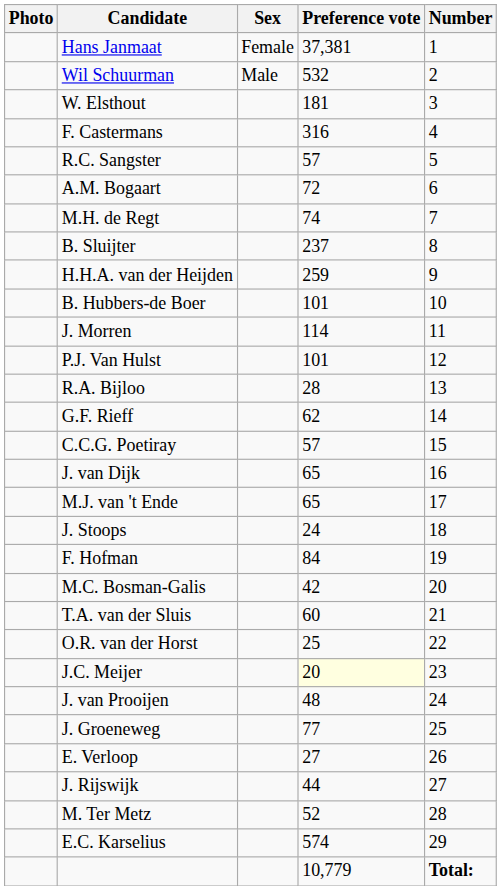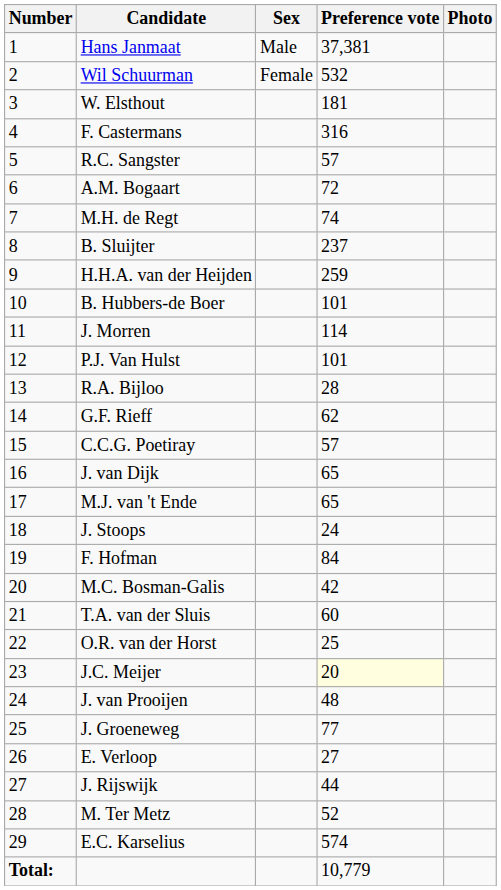columns swapped: (461, 18) <-> (31, 18)
(268, 47) Female -> (279, 47) Male
(260, 75) Male -> (286, 75) Female
